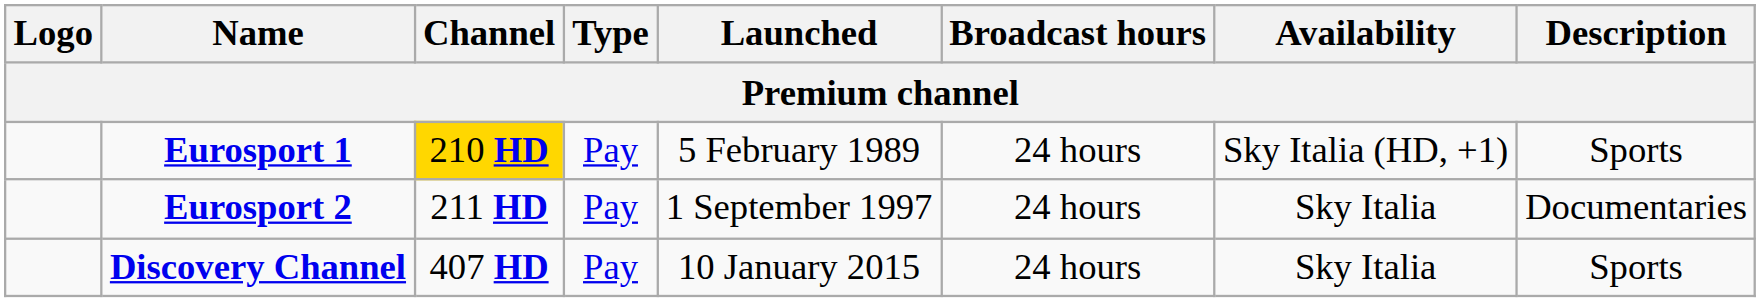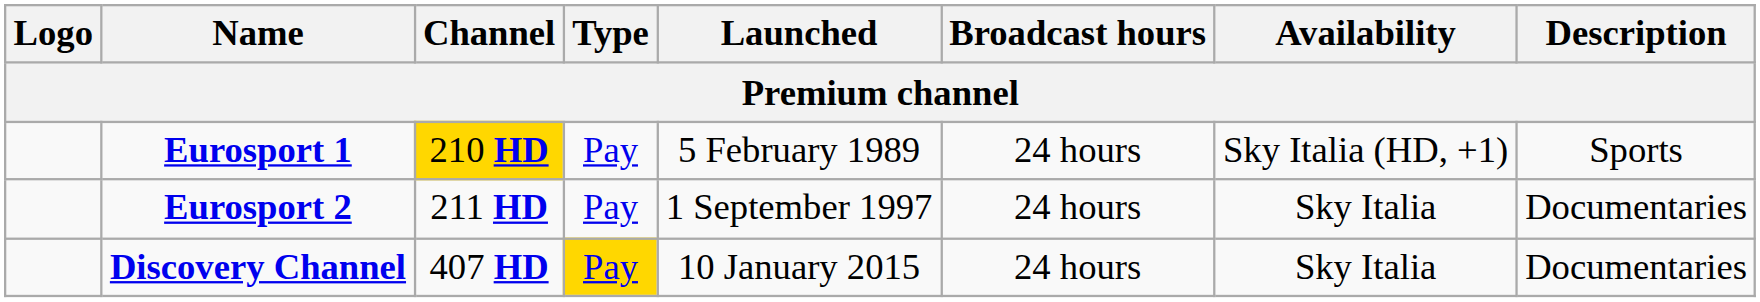(610, 265) no background -> (610, 265) gold background
(1636, 265) Sports -> (1636, 265) Documentaries
